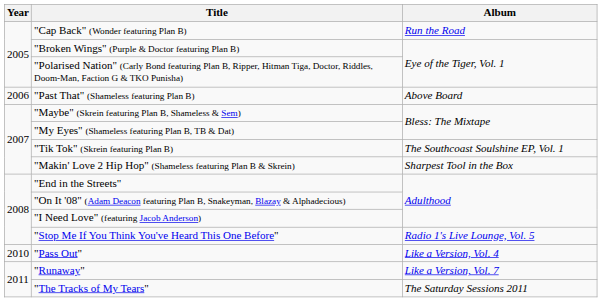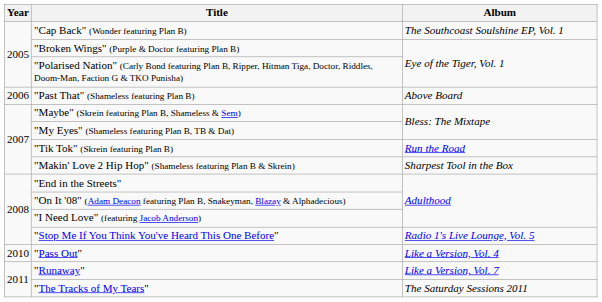(435, 30) Run the Road -> (484, 30) The Southcoast Soulshine EP, Vol. 1
(484, 148) The Southcoast Soulshine EP, Vol. 1 -> (435, 148) Run the Road
